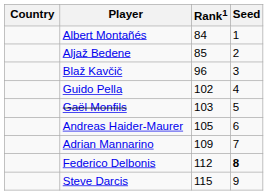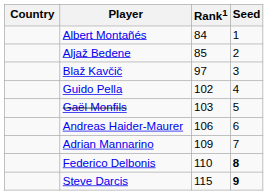(200, 71) 96 -> (200, 71) 97
(204, 126) 105 -> (204, 126) 106
(203, 162) 112 -> (203, 162) 110
(236, 181) normal -> (236, 181) bold
